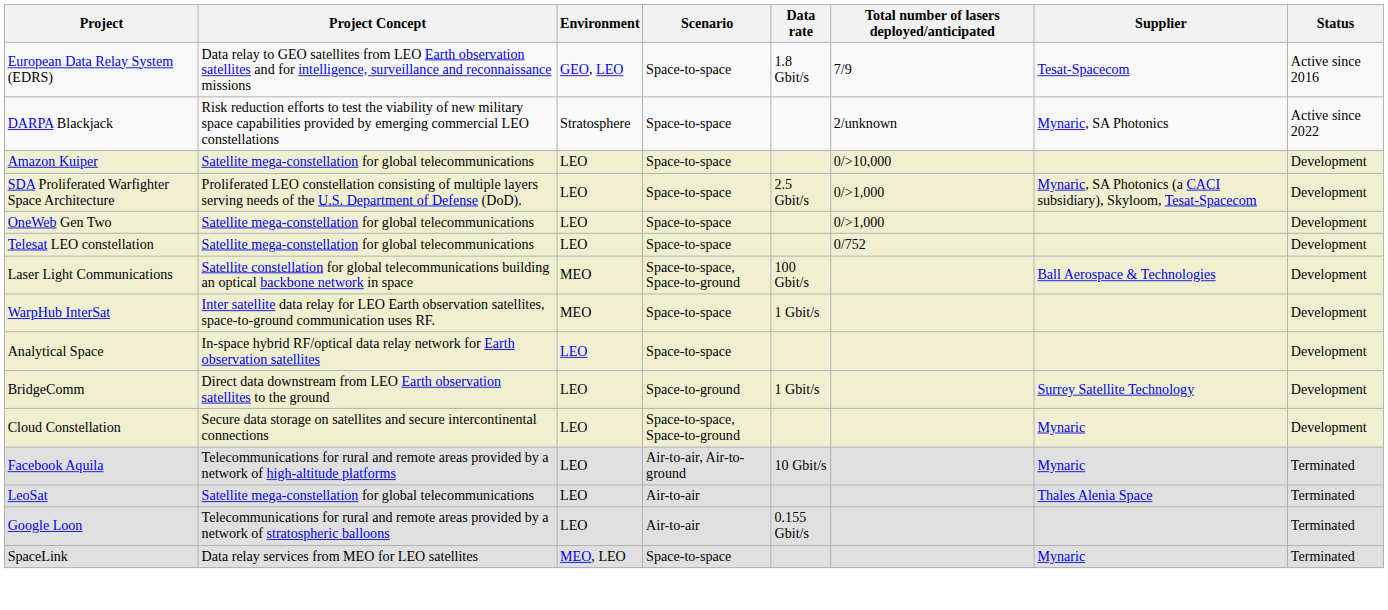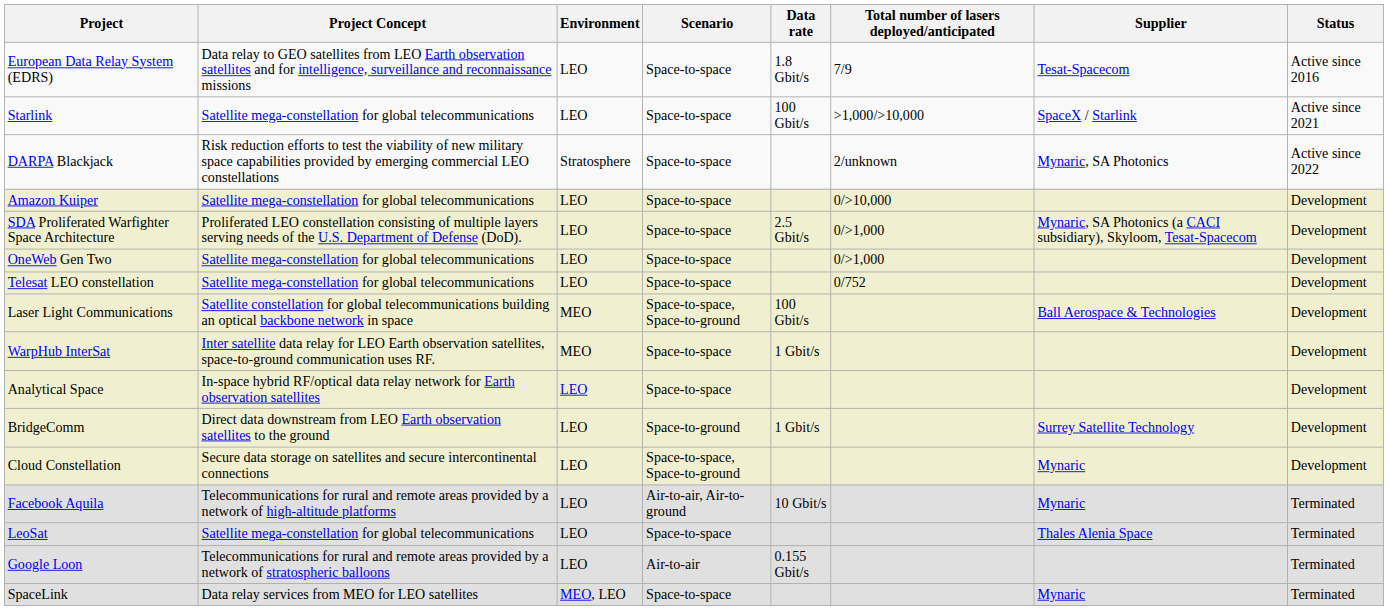(592, 69) GEO, LEO -> (574, 69) LEO
+ row: (30, 115)
(673, 496) Air-to-air -> (689, 534) Space-to-space
